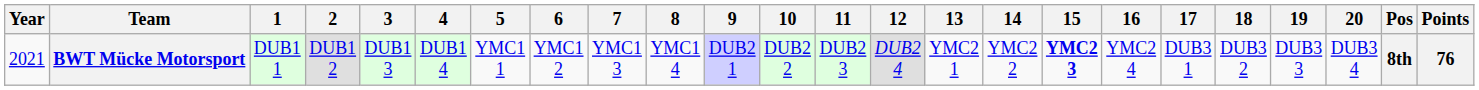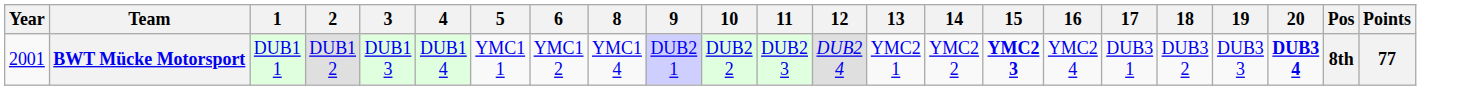- column: (617, 18)
(27, 59) 2021 -> (27, 59) 2001
(1354, 59) normal -> (1296, 59) bold
(1445, 59) 76 -> (1387, 59) 77
